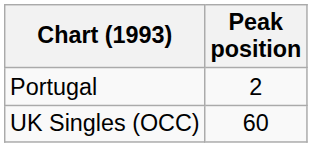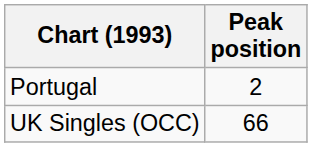(256, 123) 60 -> (256, 123) 66
